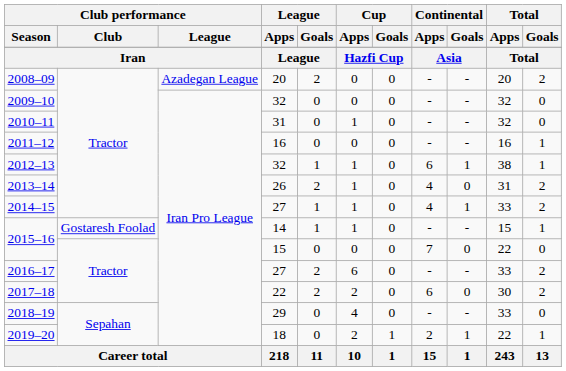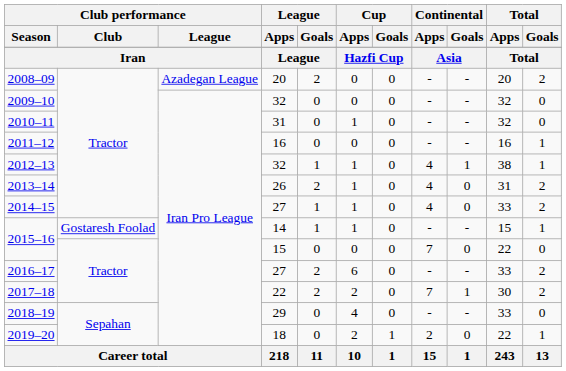(429, 164) 6 -> (429, 164) 4
(467, 206) 1 -> (467, 206) 0
(429, 292) 6 -> (429, 292) 7
(467, 292) 0 -> (467, 292) 1
(467, 334) 1 -> (467, 334) 0
